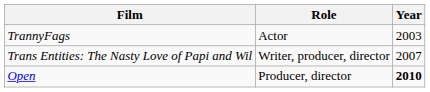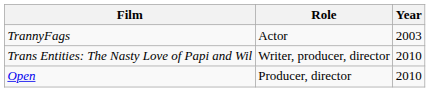(409, 55) 2007 -> (409, 55) 2010
(409, 76) bold -> (409, 76) normal
